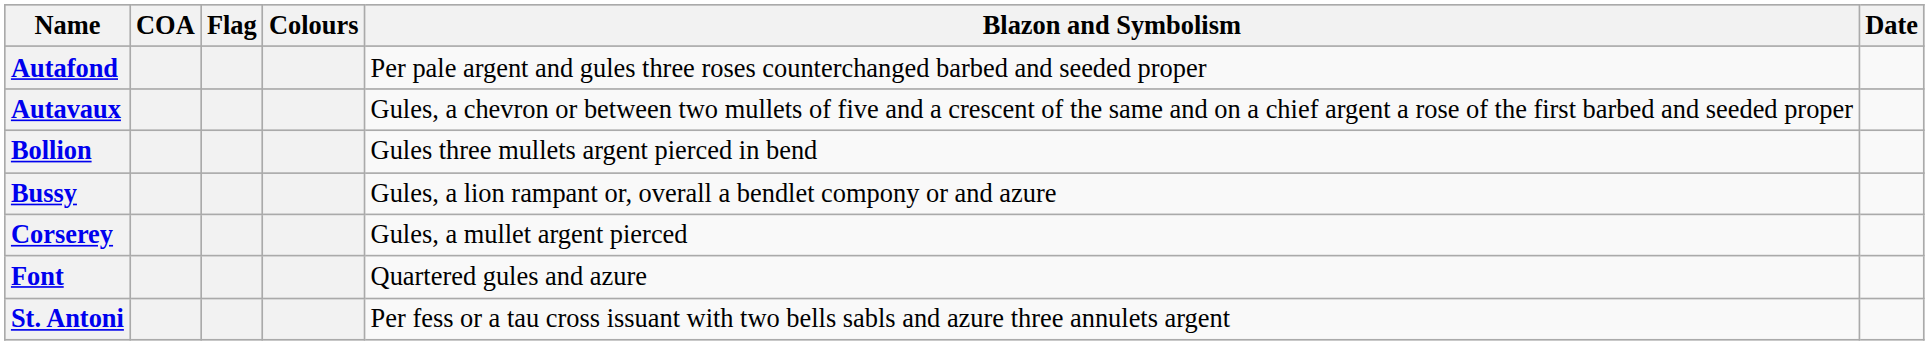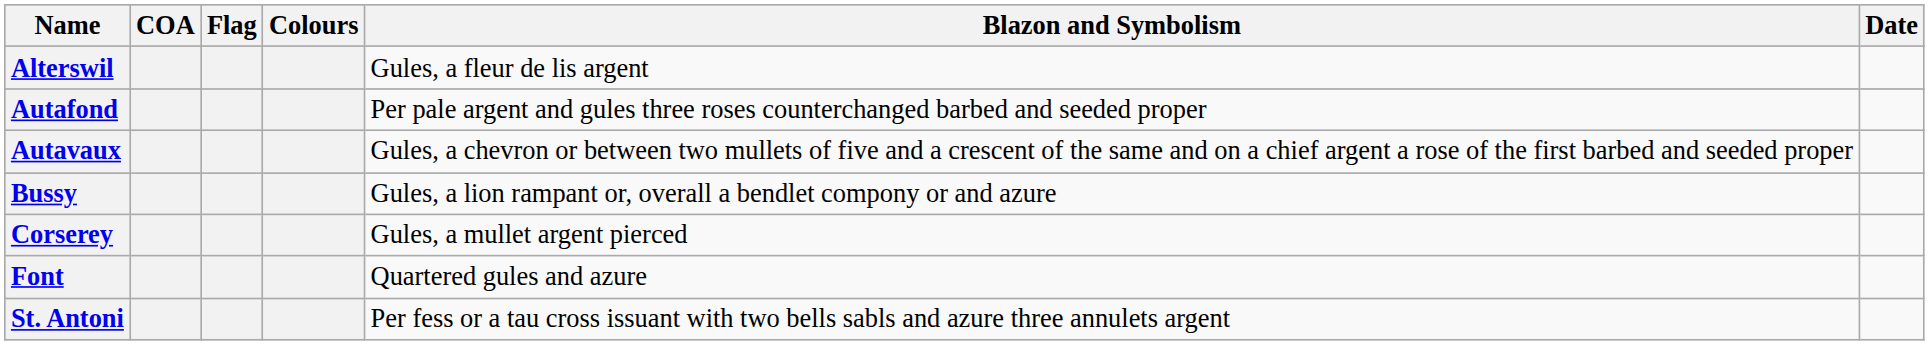+ row: (62, 67)
- row: (51, 151)
